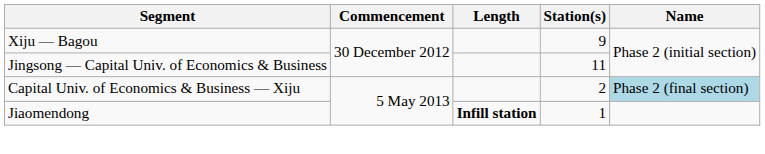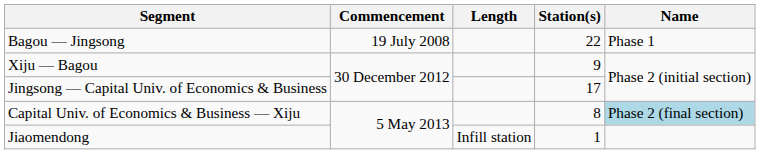+ row: (66, 40)
(599, 64) 11 -> (593, 88) 17
(602, 88) 2 -> (597, 112) 8
(497, 112) bold -> (494, 137) normal
